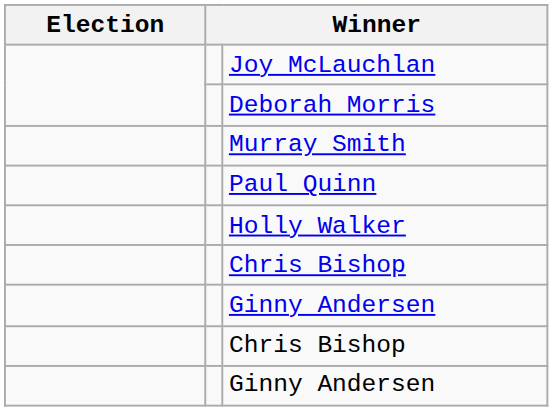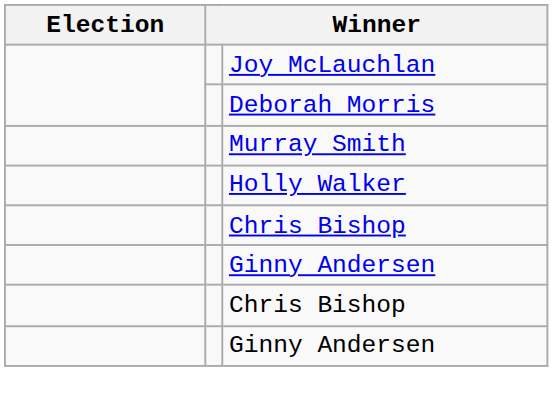- row: (105, 185)
